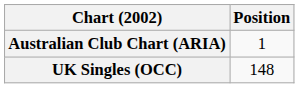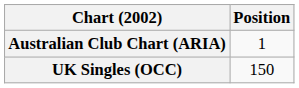(262, 69) 148 -> (262, 69) 150
